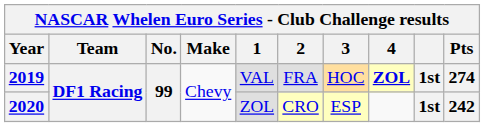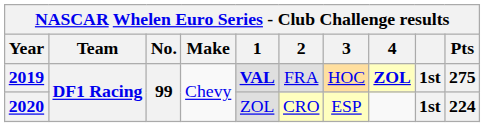(257, 77) normal -> (257, 77) bold
(462, 77) 274 -> (462, 77) 275
(462, 107) 242 -> (462, 107) 224
